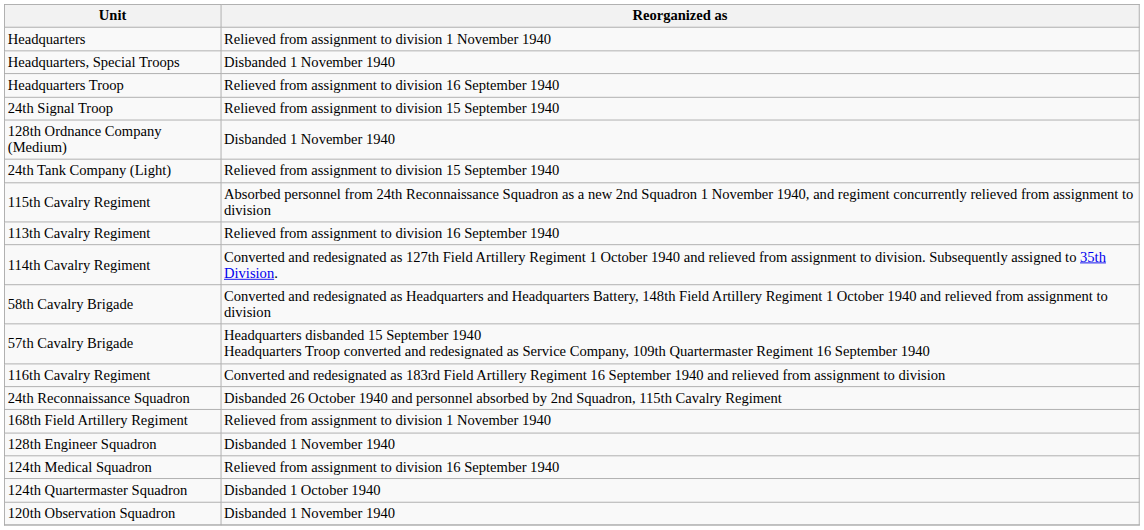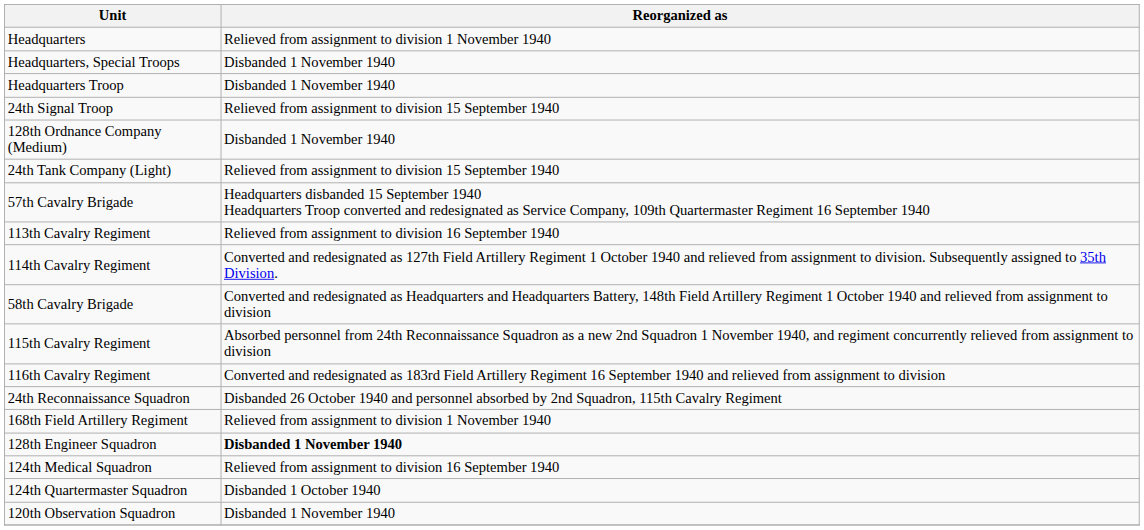(392, 85) Relieved from assignment to division 16 September 1940 -> (310, 85) Disbanded 1 November 1940
rows swapped: (70, 343) <-> (79, 202)
(310, 444) normal -> (313, 444) bold
